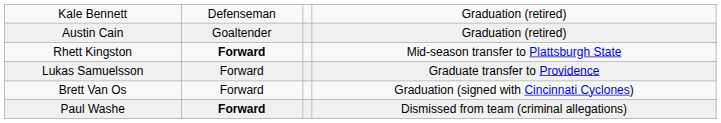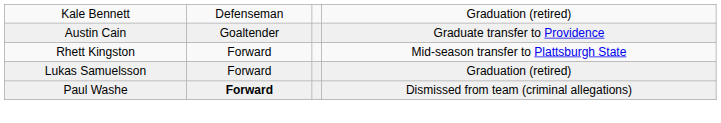(514, 33) Graduation (retired) -> (519, 33) Graduate transfer to Providence
(242, 52) bold -> (249, 52) normal
(514, 71) Graduate transfer to Providence -> (519, 71) Graduation (retired)
- row: (93, 90)
